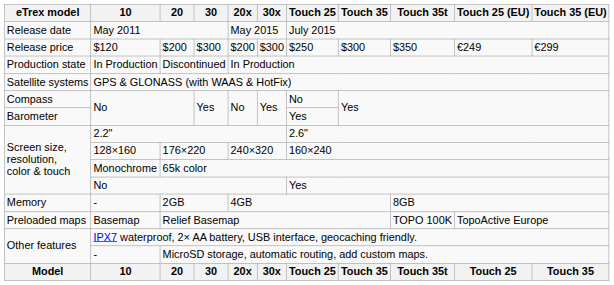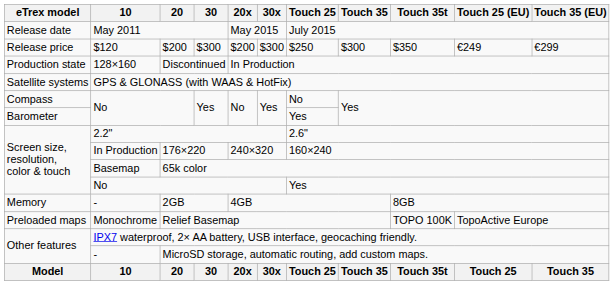(126, 64) In Production -> (115, 64) 128×160
(115, 151) 128×160 -> (126, 151) In Production
(125, 168) Monochrome -> (116, 168) Basemap
(116, 220) Basemap -> (125, 220) Monochrome
